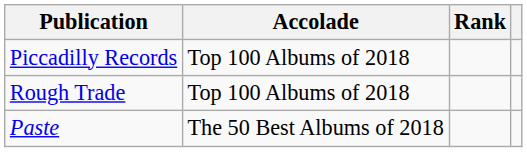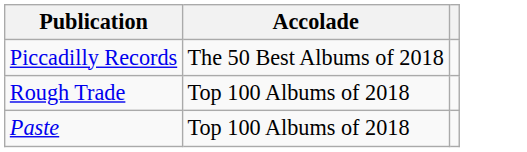- column: (480, 22)
(299, 57) Top 100 Albums of 2018 -> (316, 57) The 50 Best Albums of 2018
(316, 127) The 50 Best Albums of 2018 -> (299, 127) Top 100 Albums of 2018
